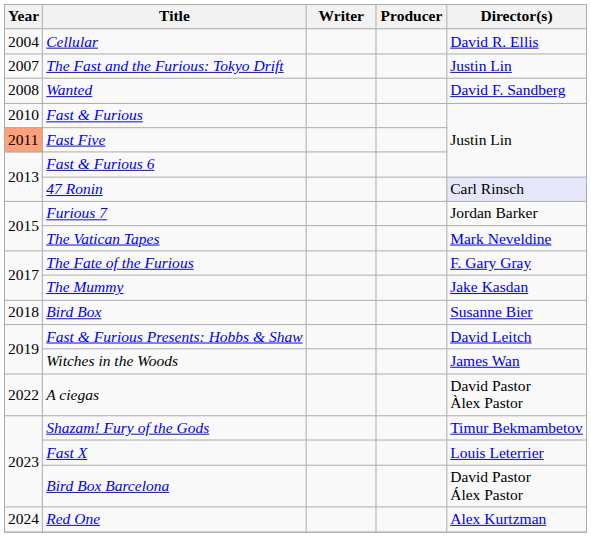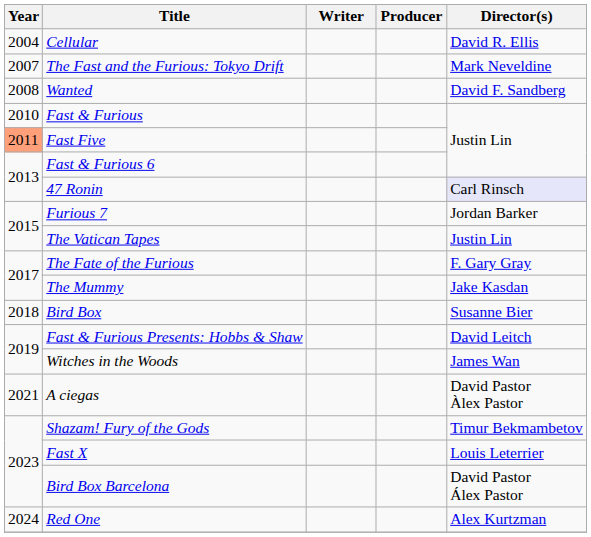(481, 66) Justin Lin -> (501, 66) Mark Neveldine
(501, 238) Mark Neveldine -> (481, 238) Justin Lin
(24, 394) 2022 -> (24, 394) 2021
